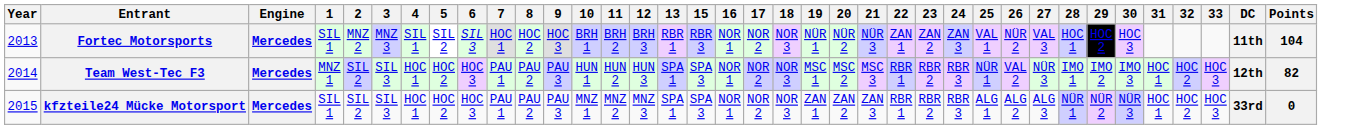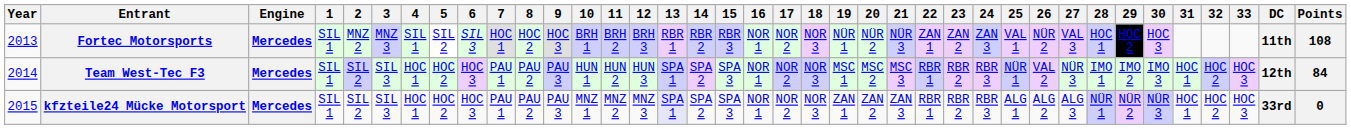+ column: (701, 14)
(1291, 41) 104 -> (1320, 41) 108
(329, 74) MNZ 1 -> (329, 74) SIL 1
(1291, 74) 82 -> (1320, 74) 84
(672, 107) no background -> (672, 107) lavender background
